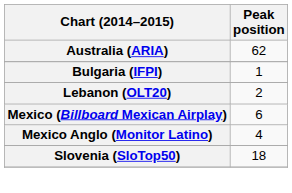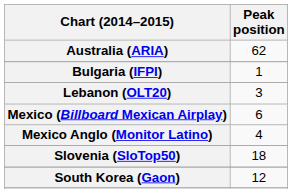(259, 93) 2 -> (259, 93) 3
+ row: (117, 177)
